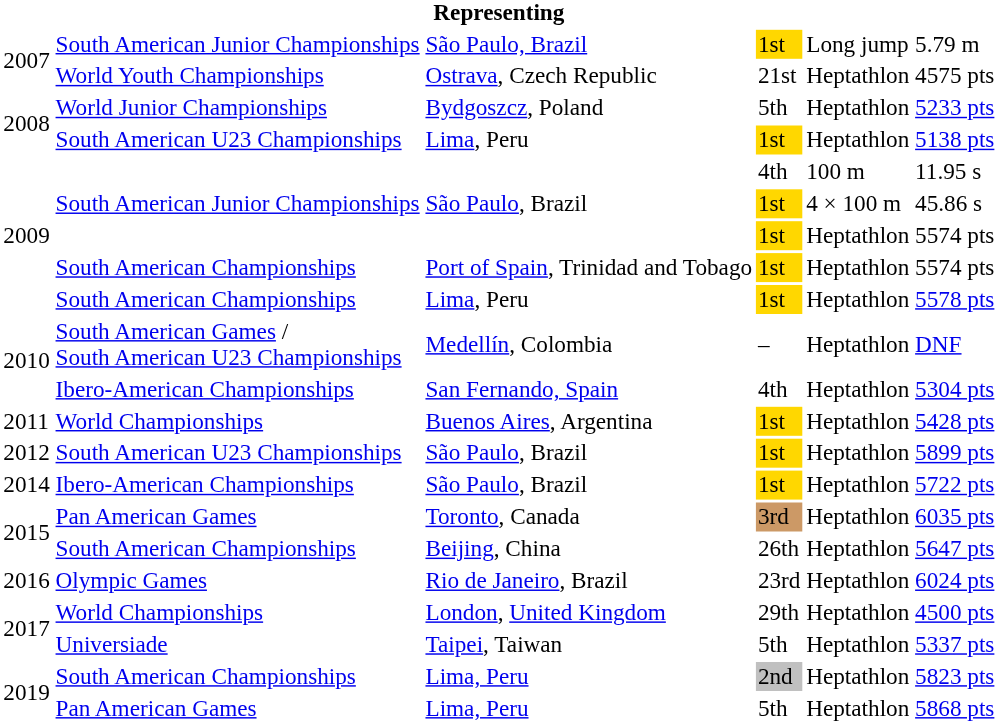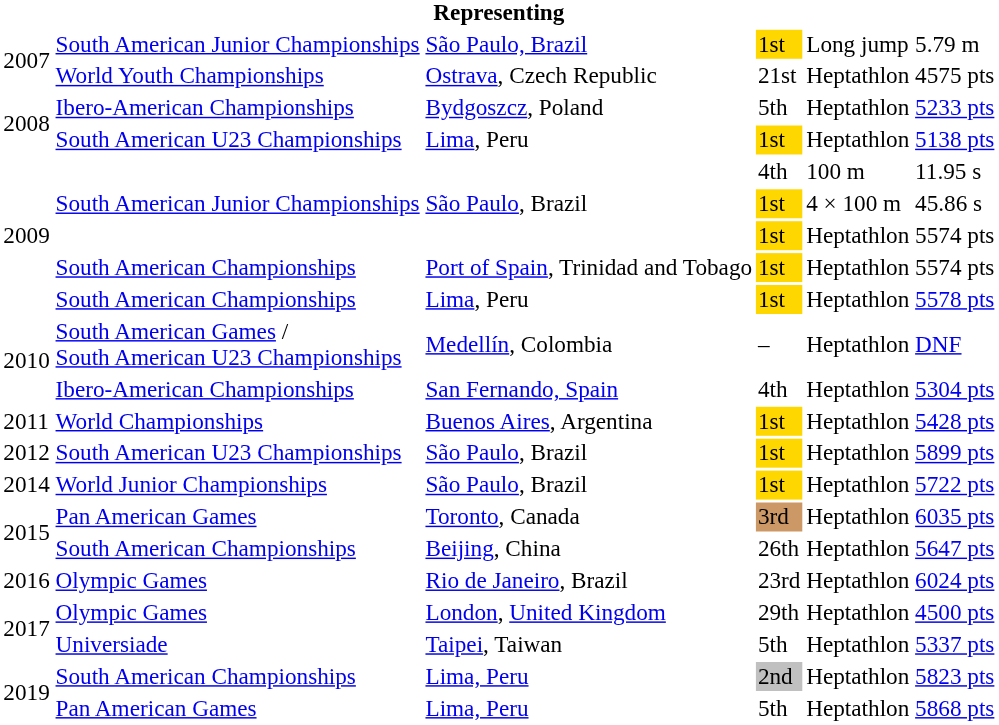(191, 107) World Junior Championships -> (205, 107) Ibero-American Championships
(205, 484) Ibero-American Championships -> (191, 484) World Junior Championships
(159, 612) World Championships -> (131, 612) Olympic Games
